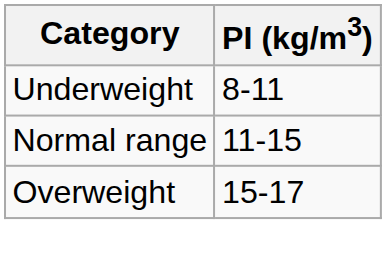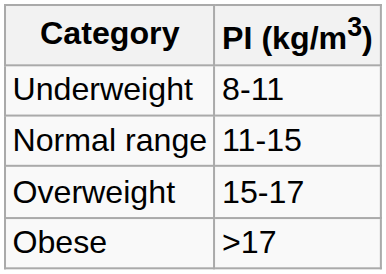+ row: (60, 242)
